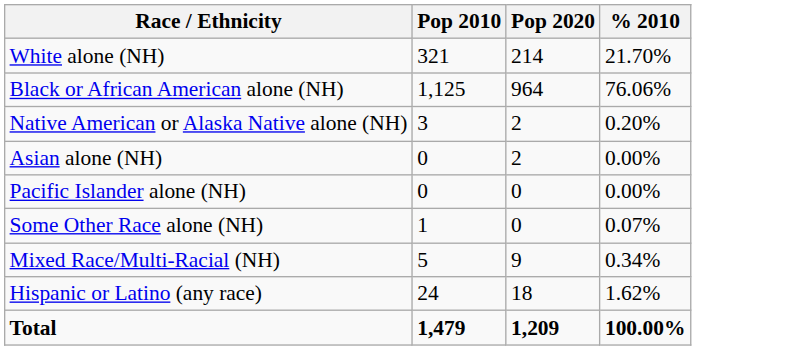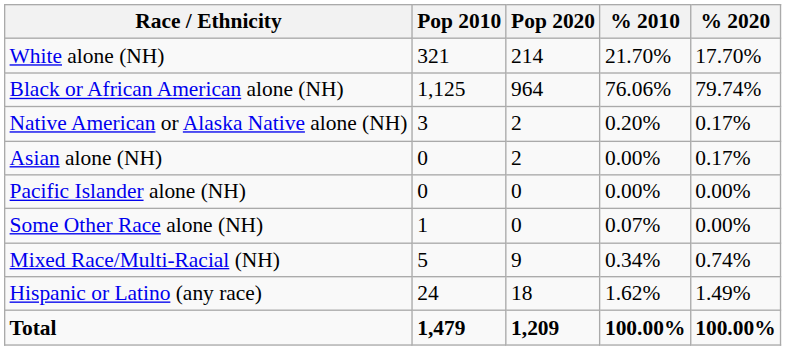+ column: (735, 21)
